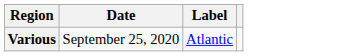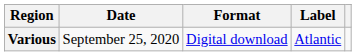+ column: (237, 16)
